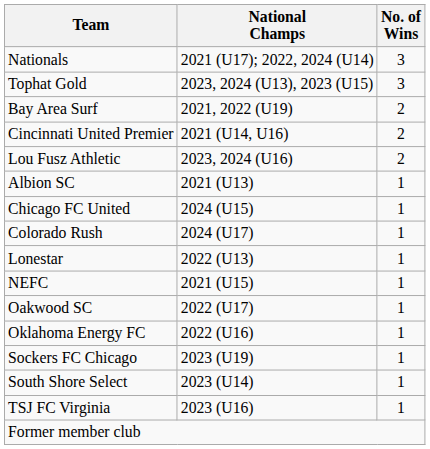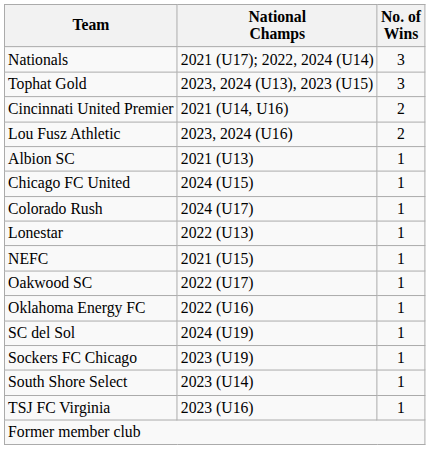- row: (53, 109)
+ row: (42, 332)
